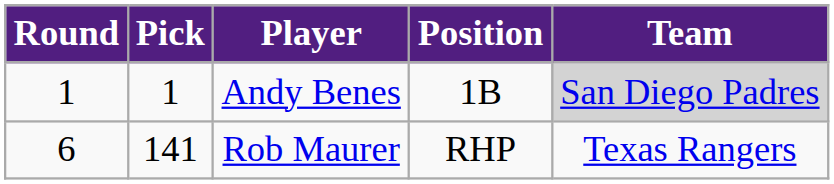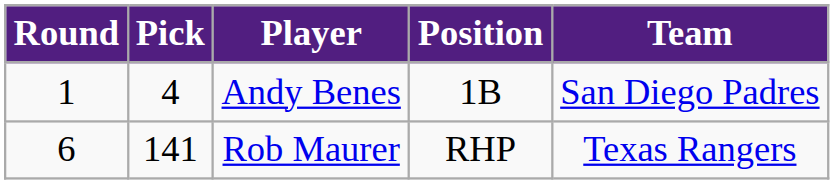(170, 91) 1 -> (170, 91) 4
(690, 91) lightgrey background -> (690, 91) no background
